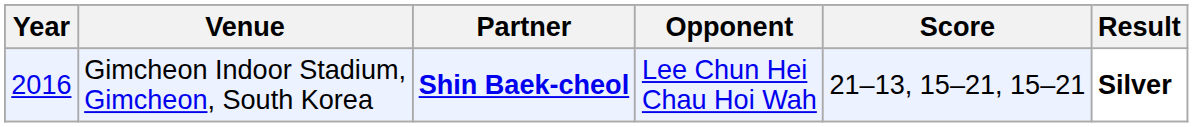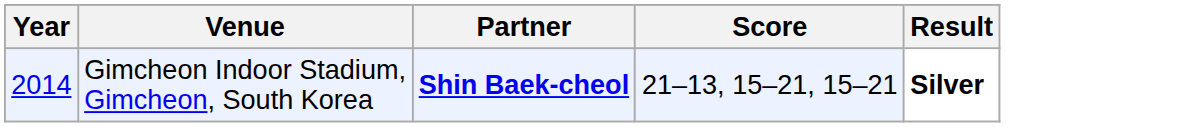- column: (729, 27)
(41, 85) 2016 -> (41, 85) 2014
